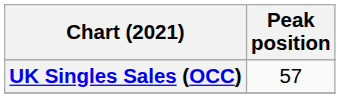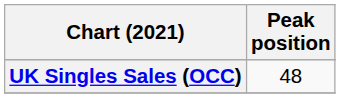(291, 76) 57 -> (291, 76) 48
